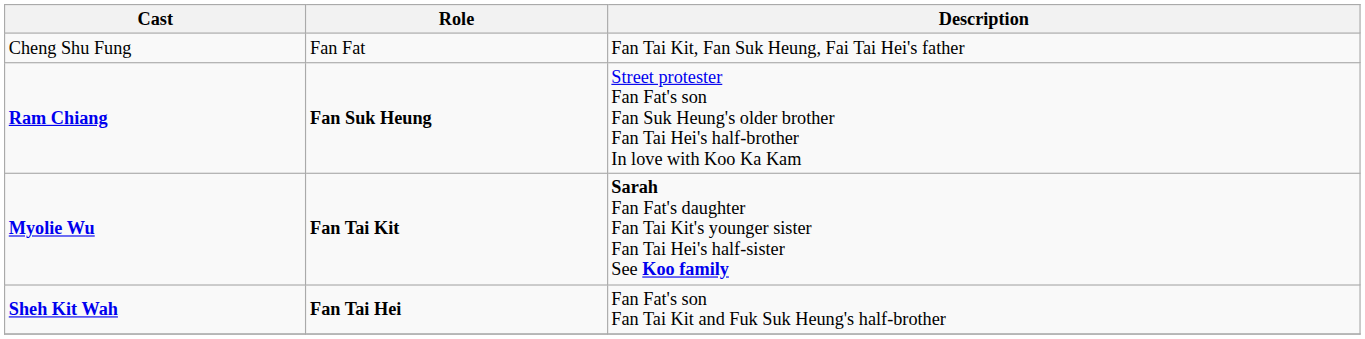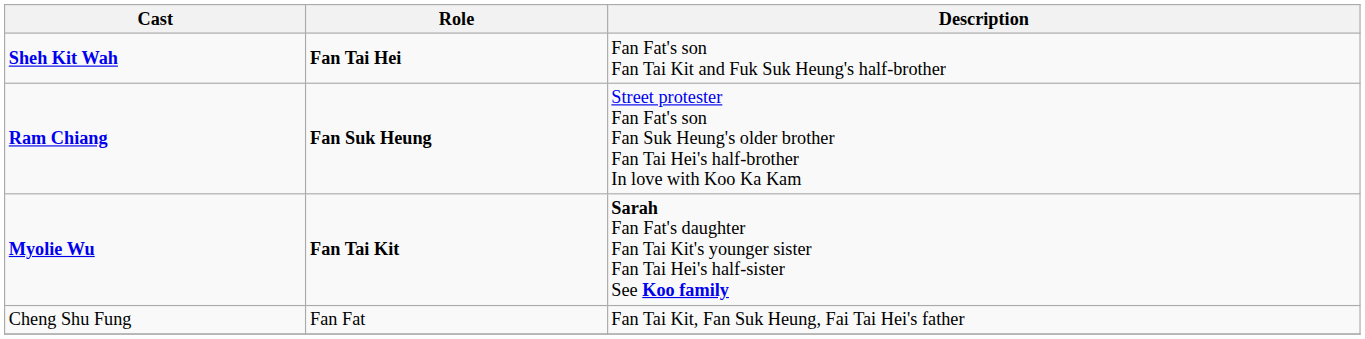rows swapped: (70, 47) <-> (63, 309)
